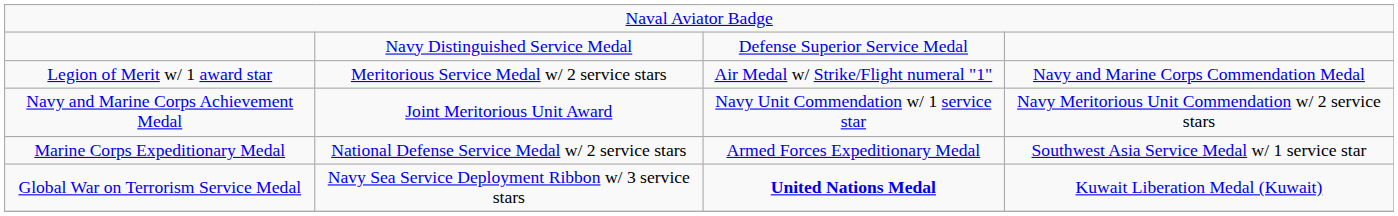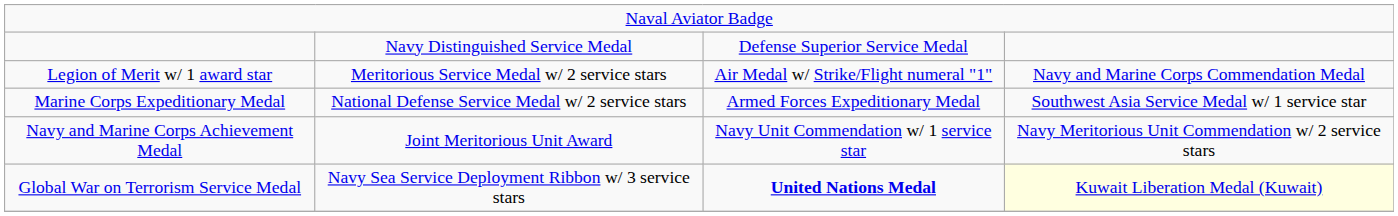rows swapped: (160, 112) <-> (160, 149)
(1199, 187) no background -> (1199, 187) lightyellow background
